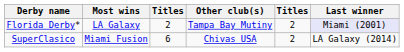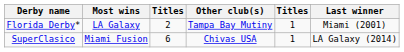(292, 26) 2 -> (292, 26) 1
(355, 26) lavender background -> (355, 26) no background
(292, 40) 2 -> (292, 40) 1
